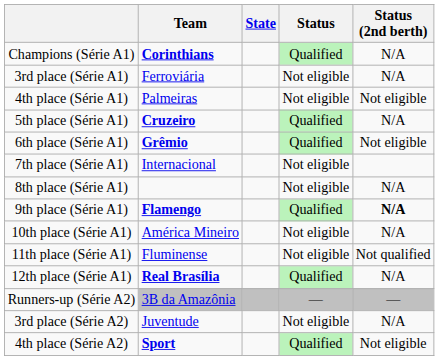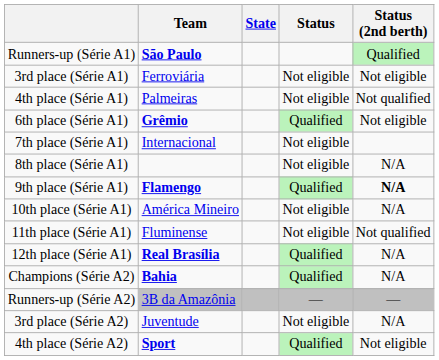- row: (71, 53)
+ row: (71, 53)
(393, 76) N/A -> (393, 76) Not eligible
(393, 98) Not eligible -> (393, 98) Not qualified
- row: (71, 120)
+ row: (71, 277)
